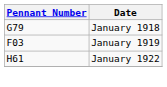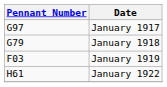+ row: (125, 28)
